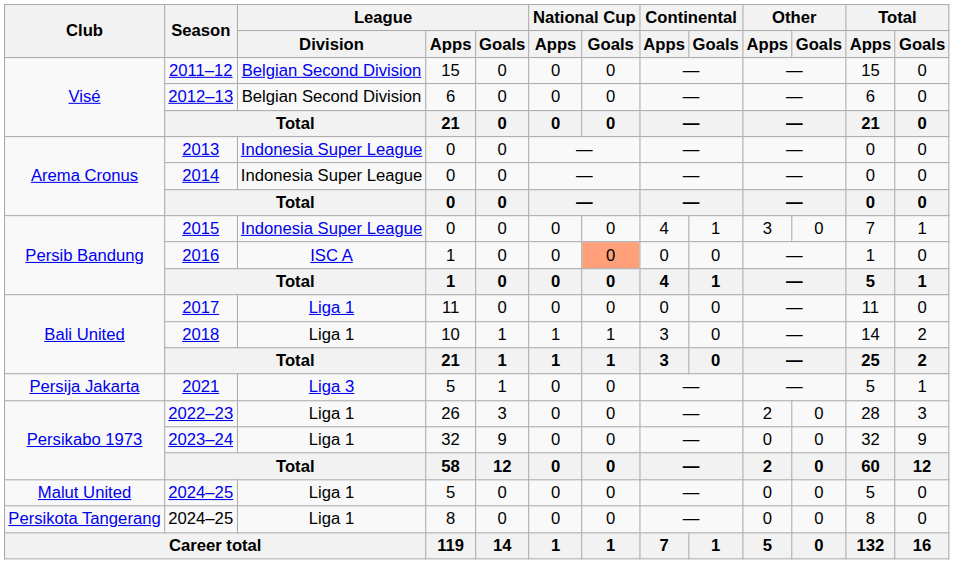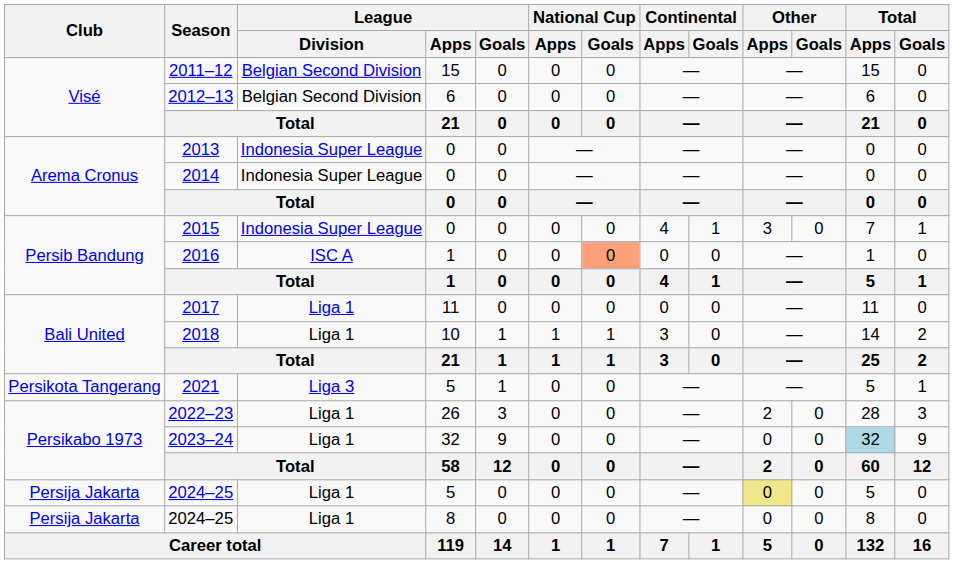(85, 387) Persija Jakarta -> (85, 387) Persikota Tangerang
(870, 439) no background -> (870, 439) lightblue background
(85, 492) Malut United -> (85, 492) Persija Jakarta
(767, 492) no background -> (767, 492) khaki background
(85, 519) Persikota Tangerang -> (85, 519) Persija Jakarta
